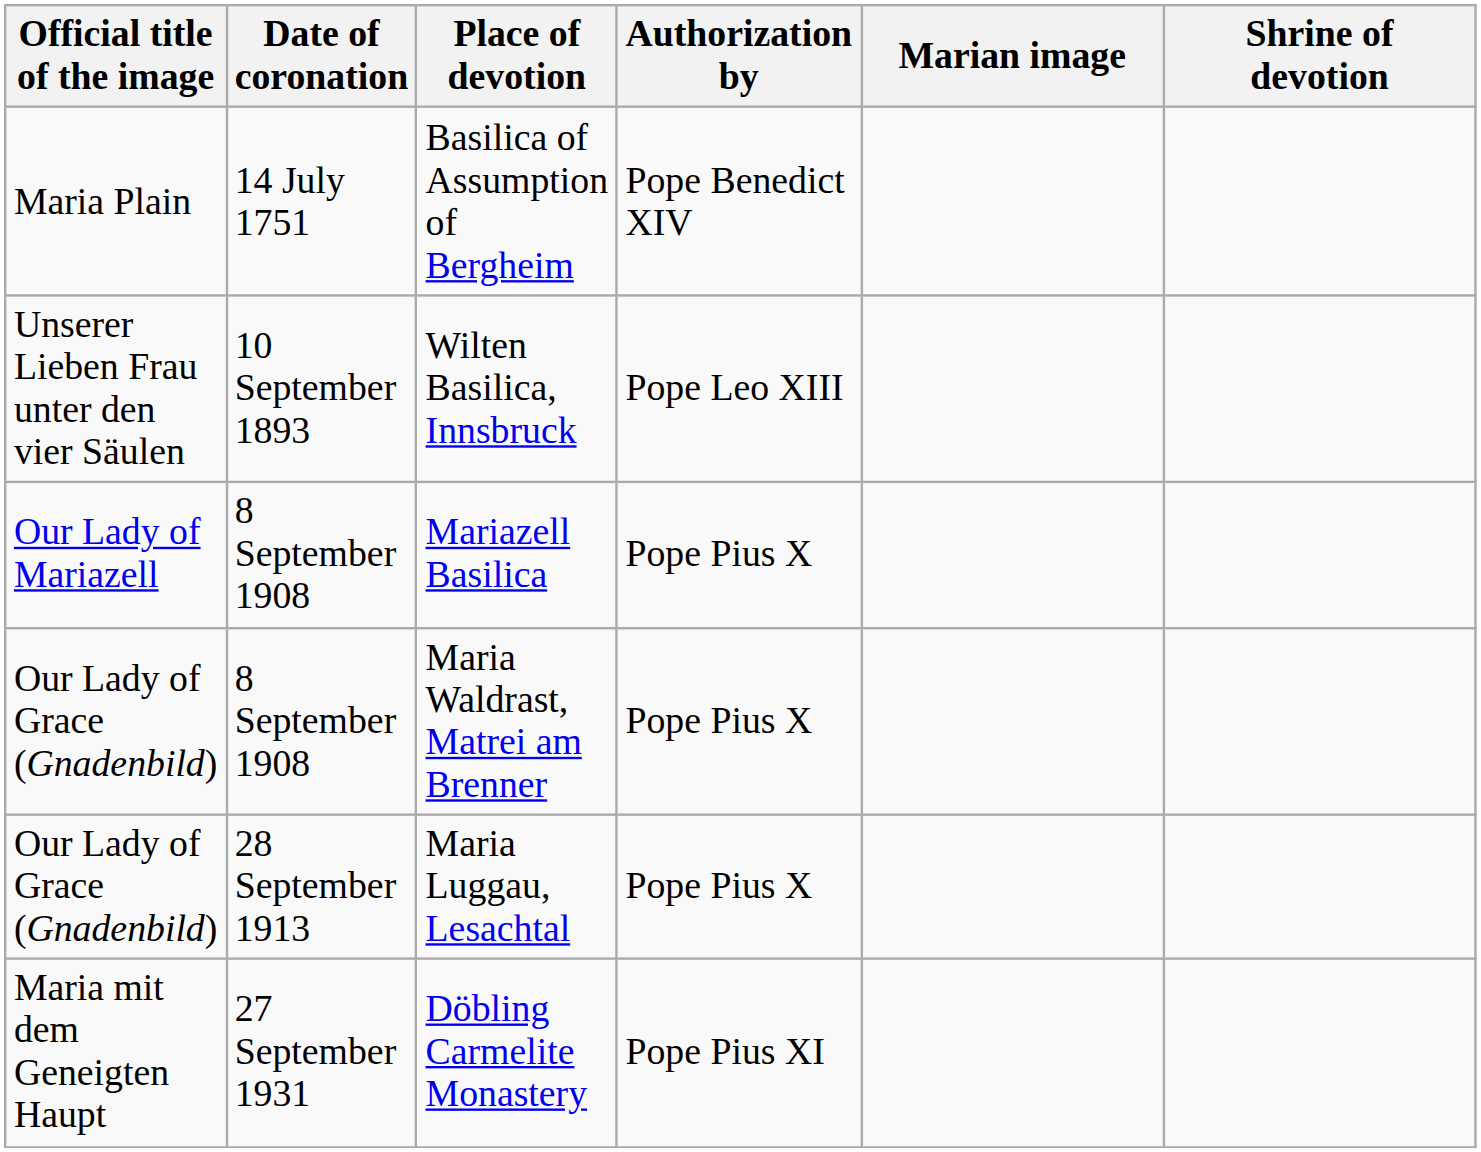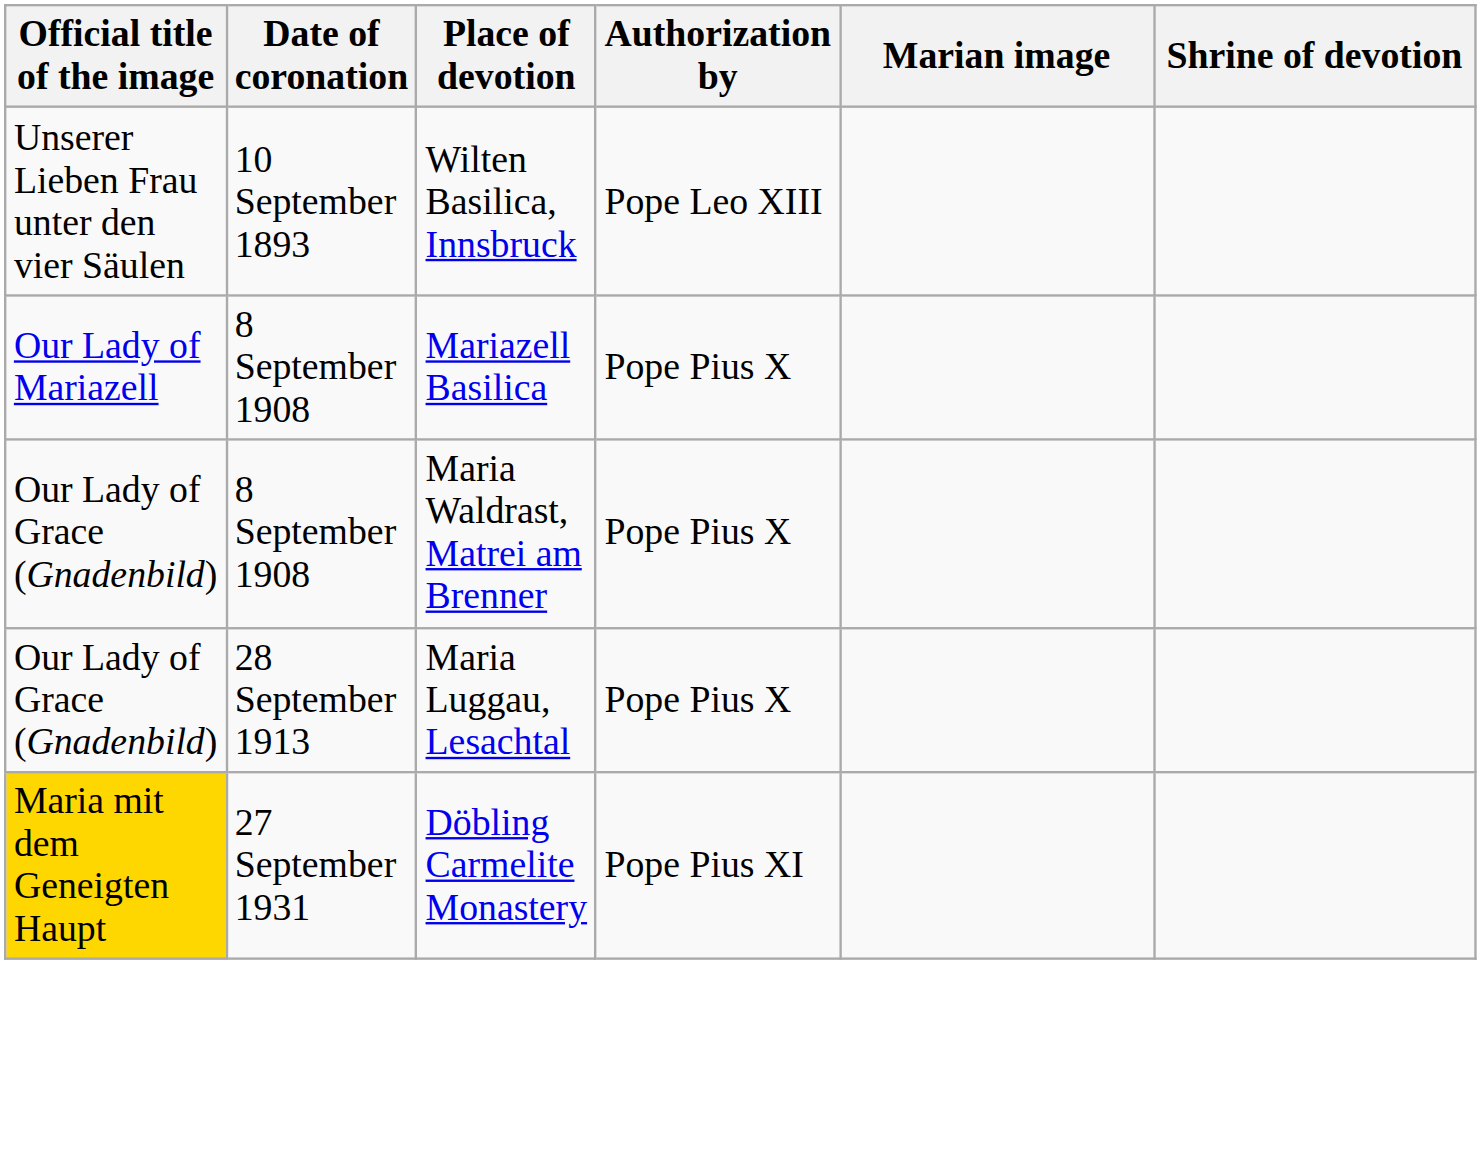- row: (517, 200)
(91, 1052) no background -> (91, 864) gold background
